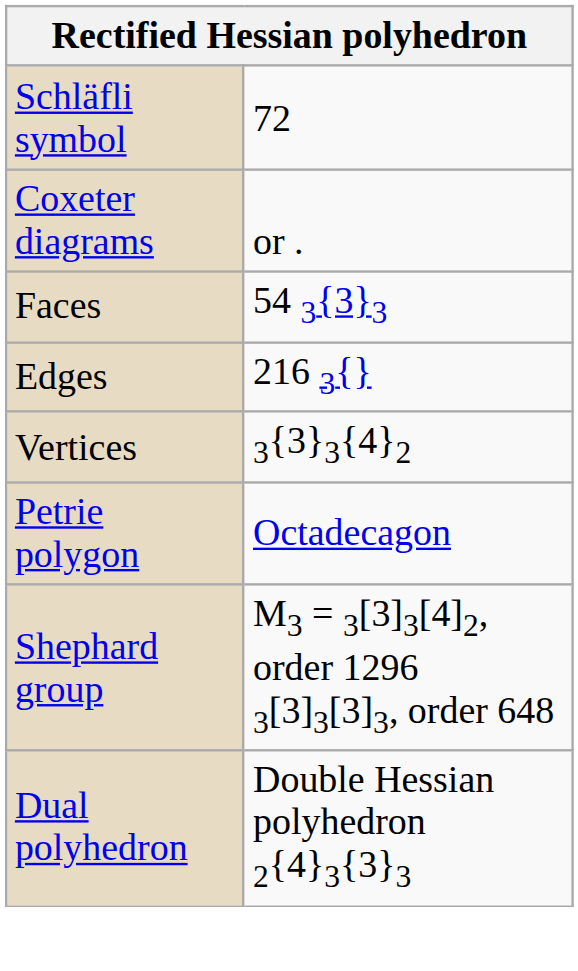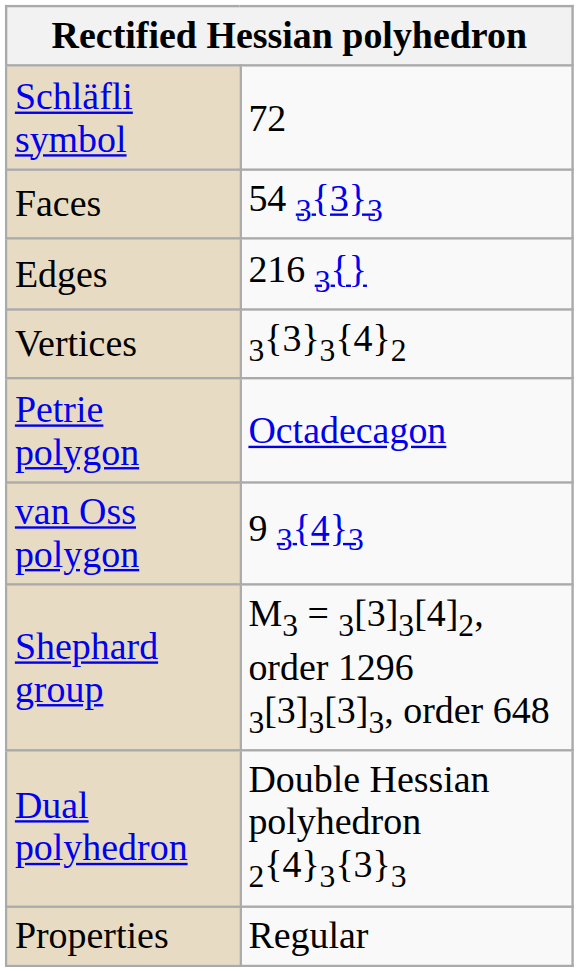- row: (84, 219)
+ row: (77, 532)
+ row: (92, 934)
